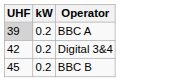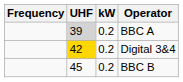+ column: (36, 13)
(13, 49) no background -> (76, 49) gold background
